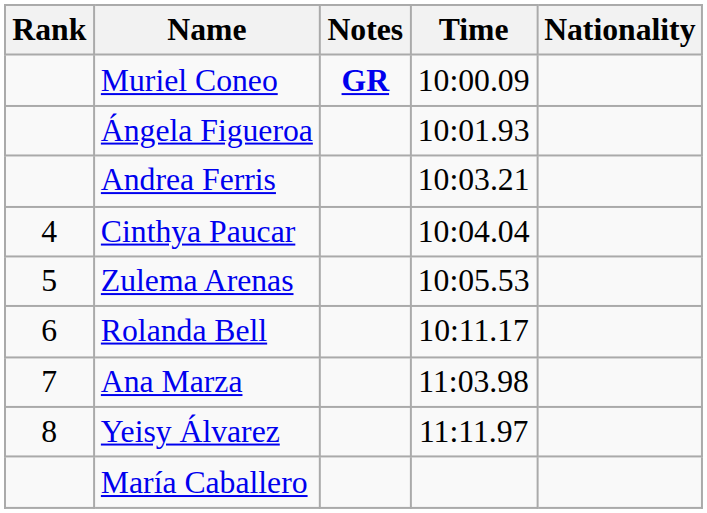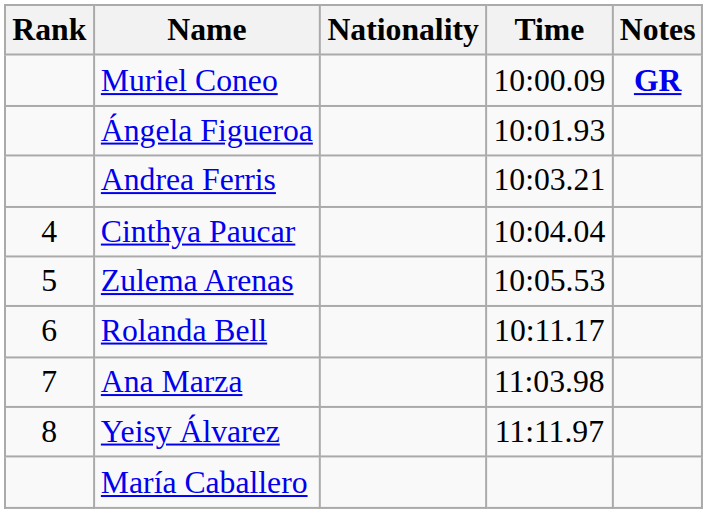columns swapped: (620, 29) <-> (365, 29)
